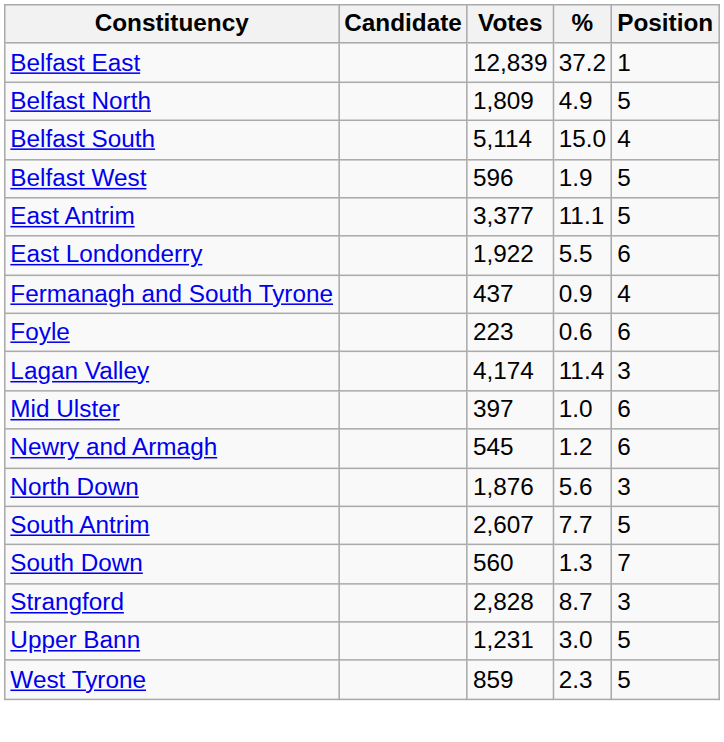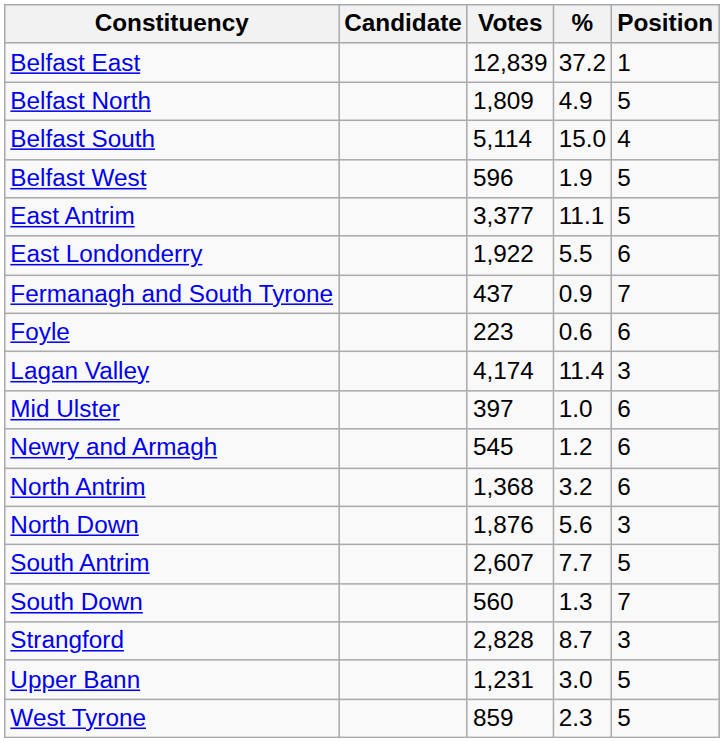(624, 293) 4 -> (624, 293) 7
+ row: (78, 486)
